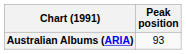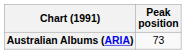(158, 40) 93 -> (158, 40) 73
